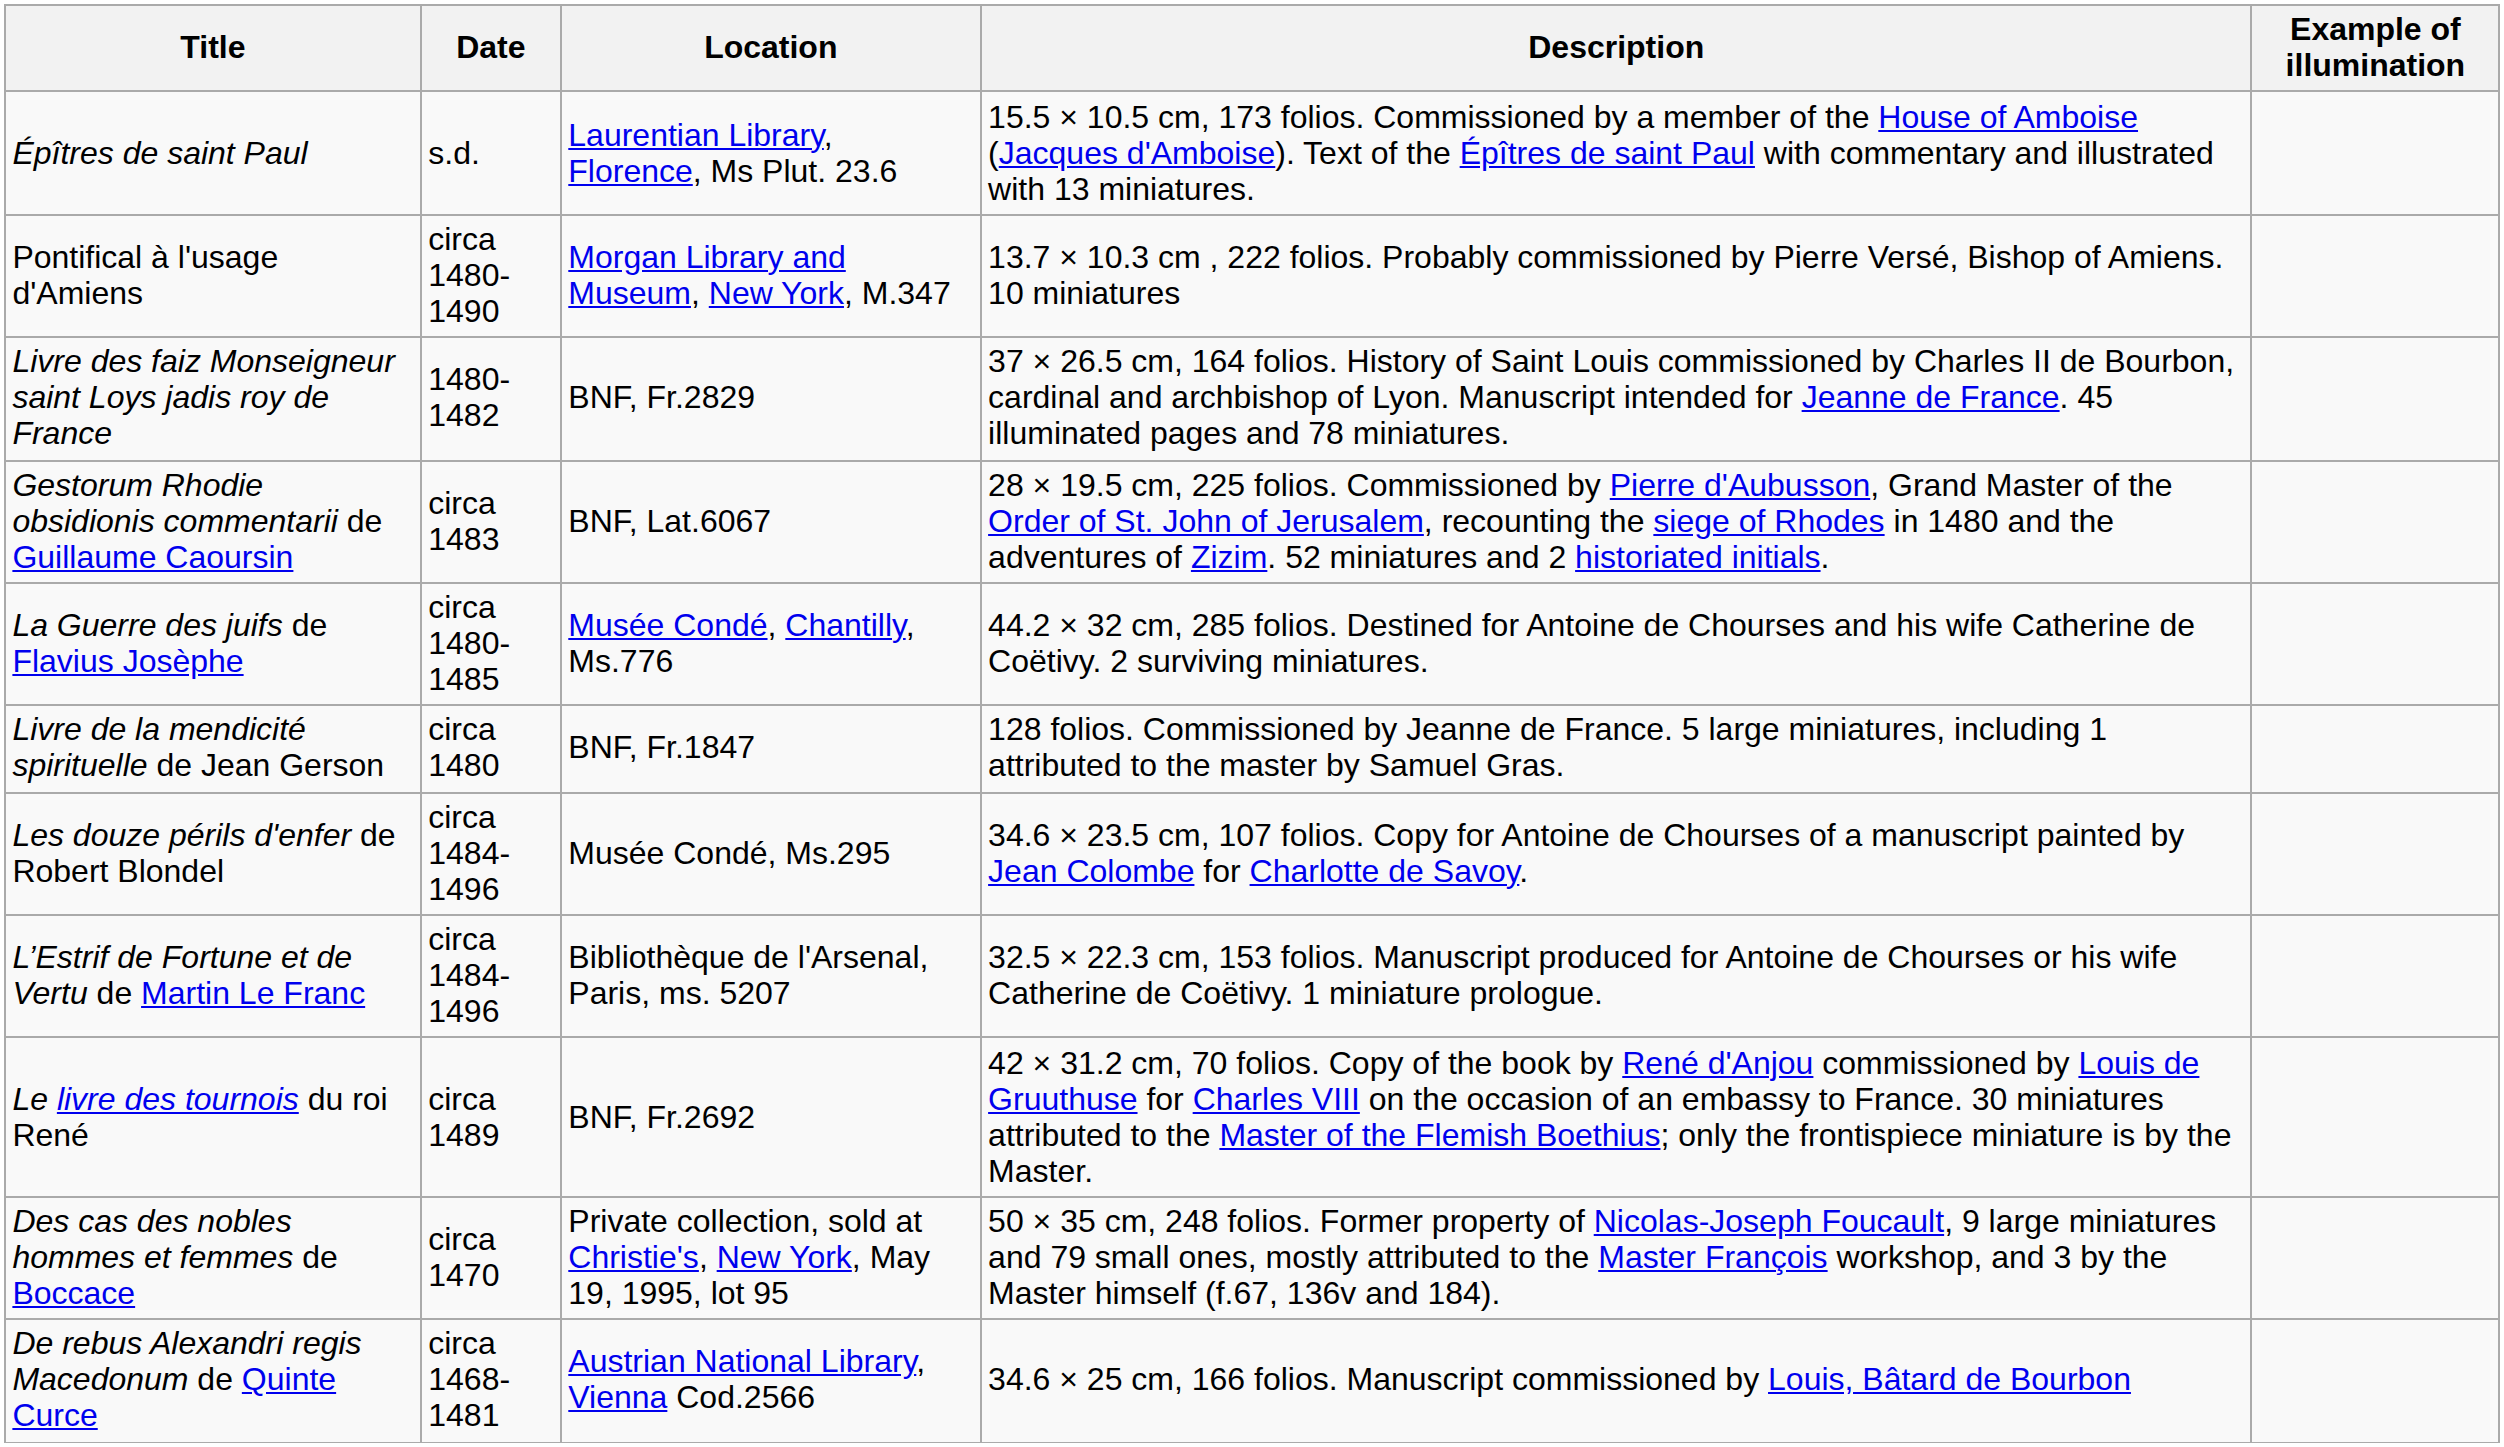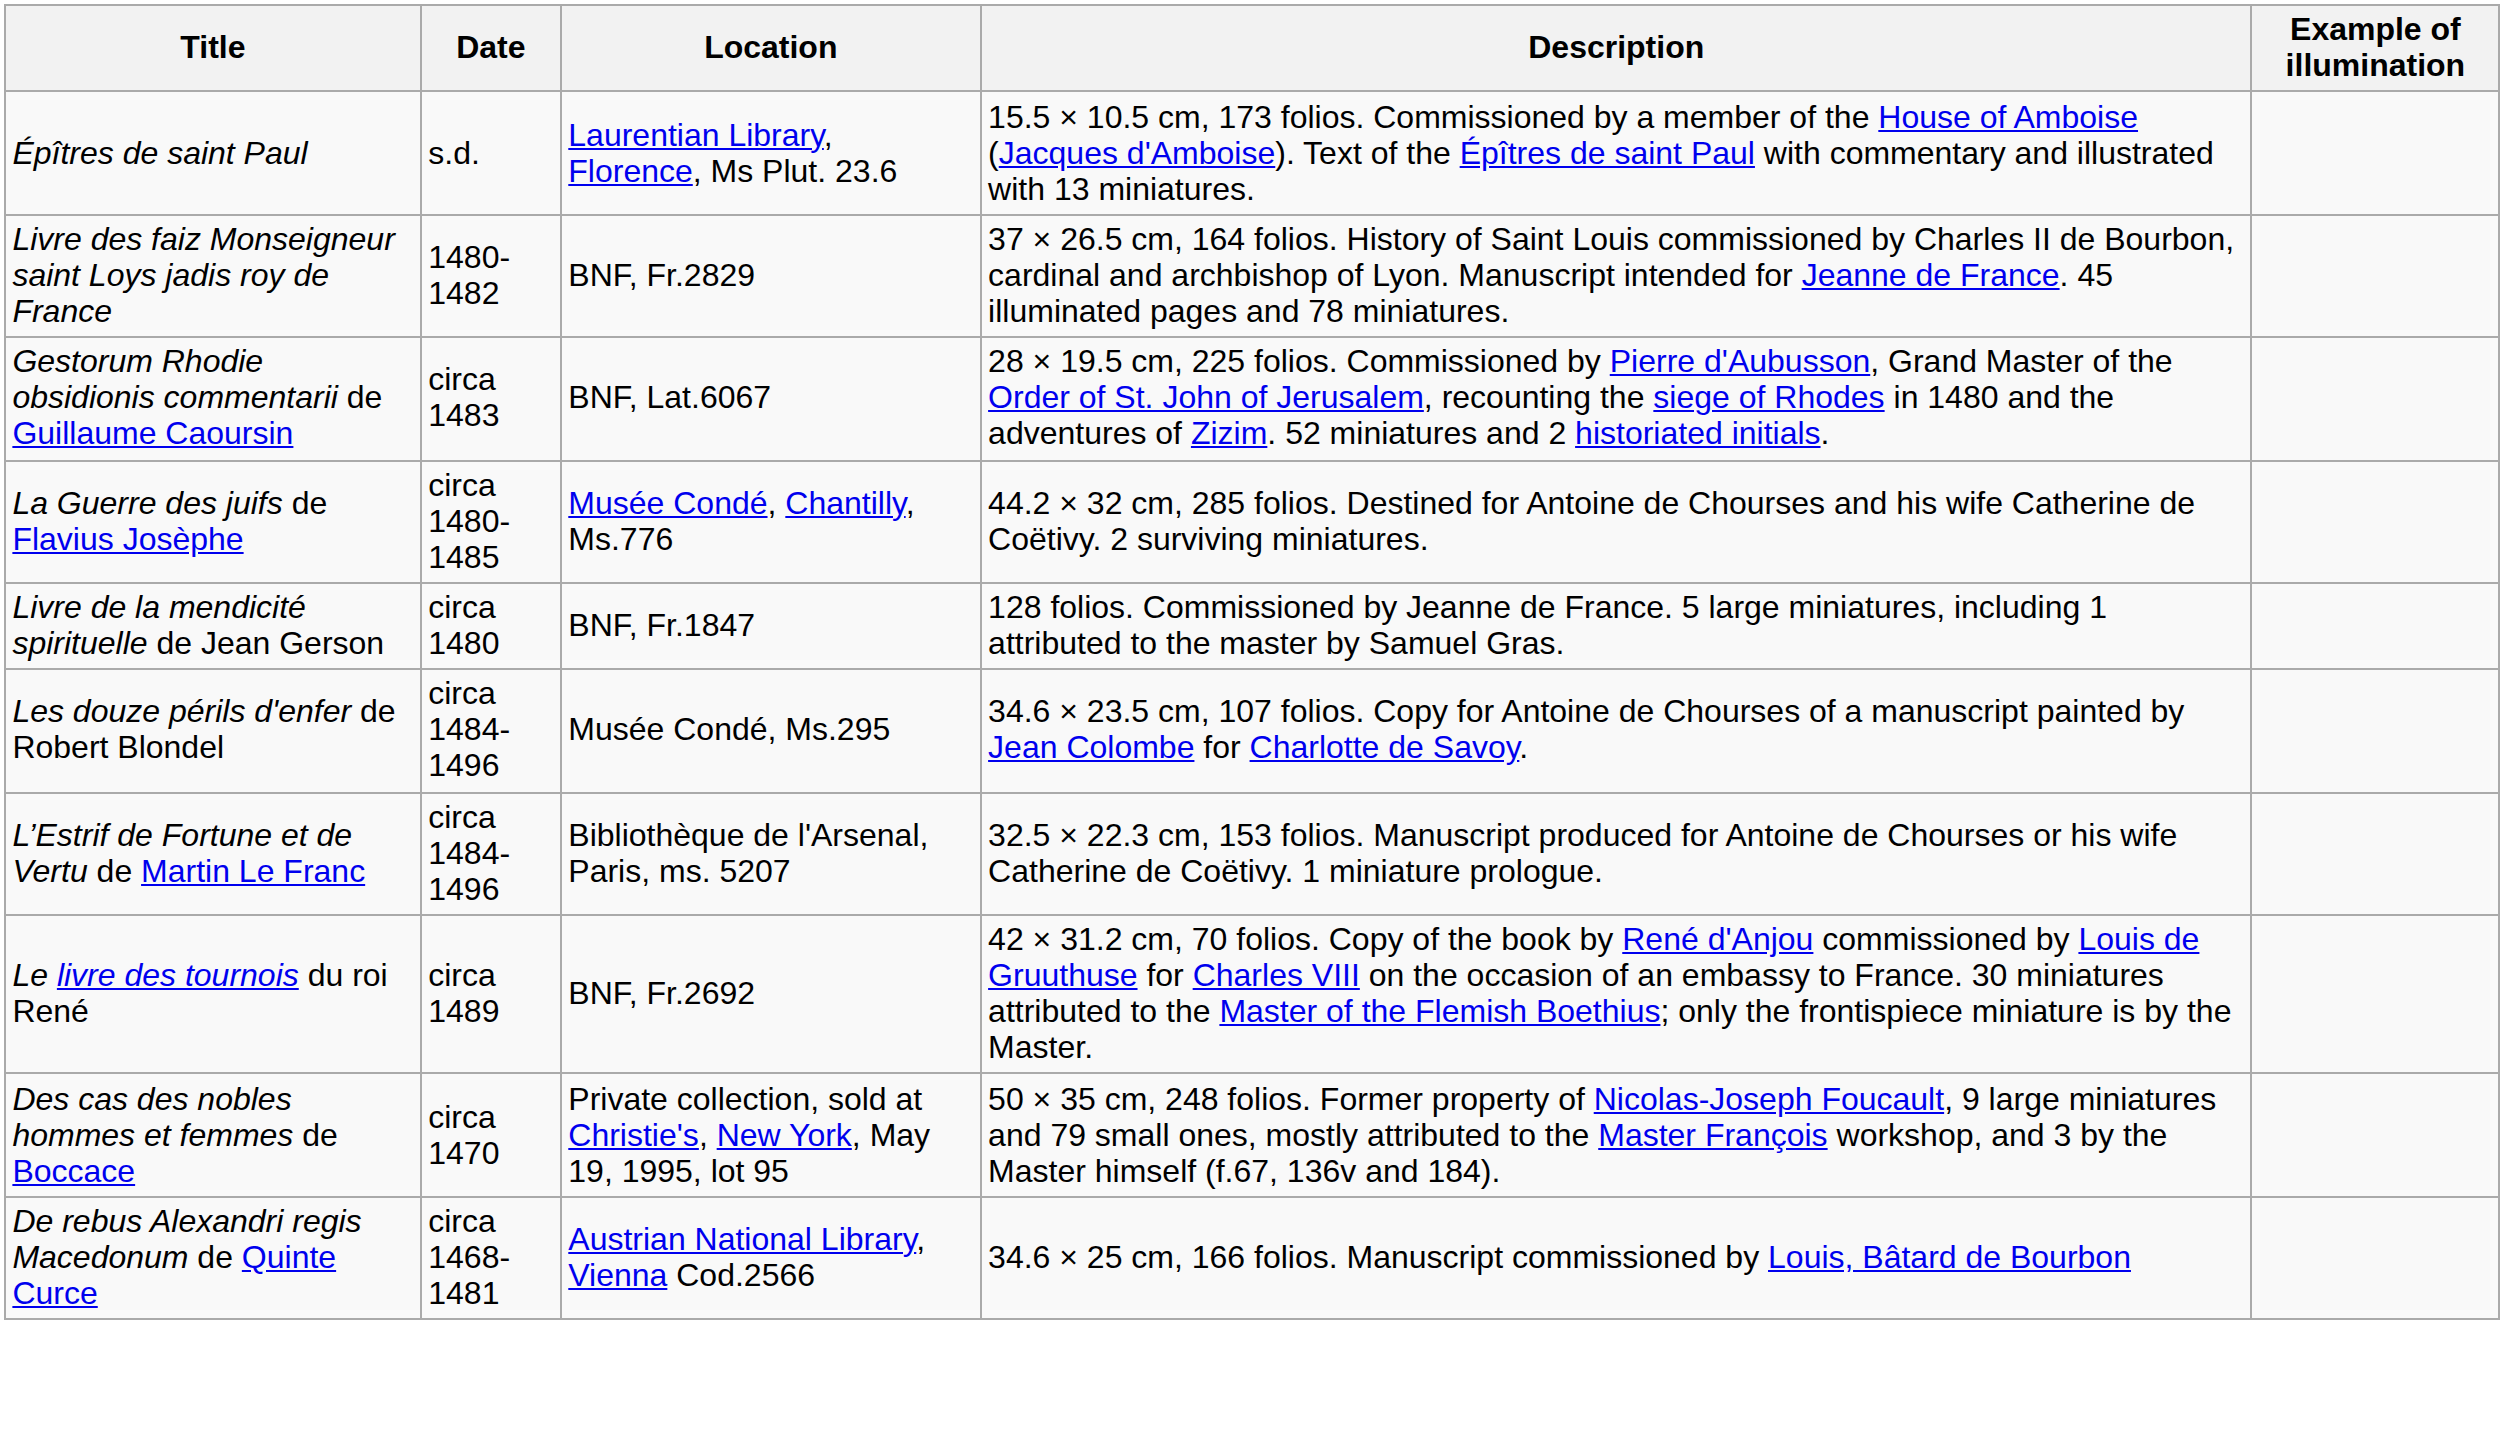- row: (145, 275)
